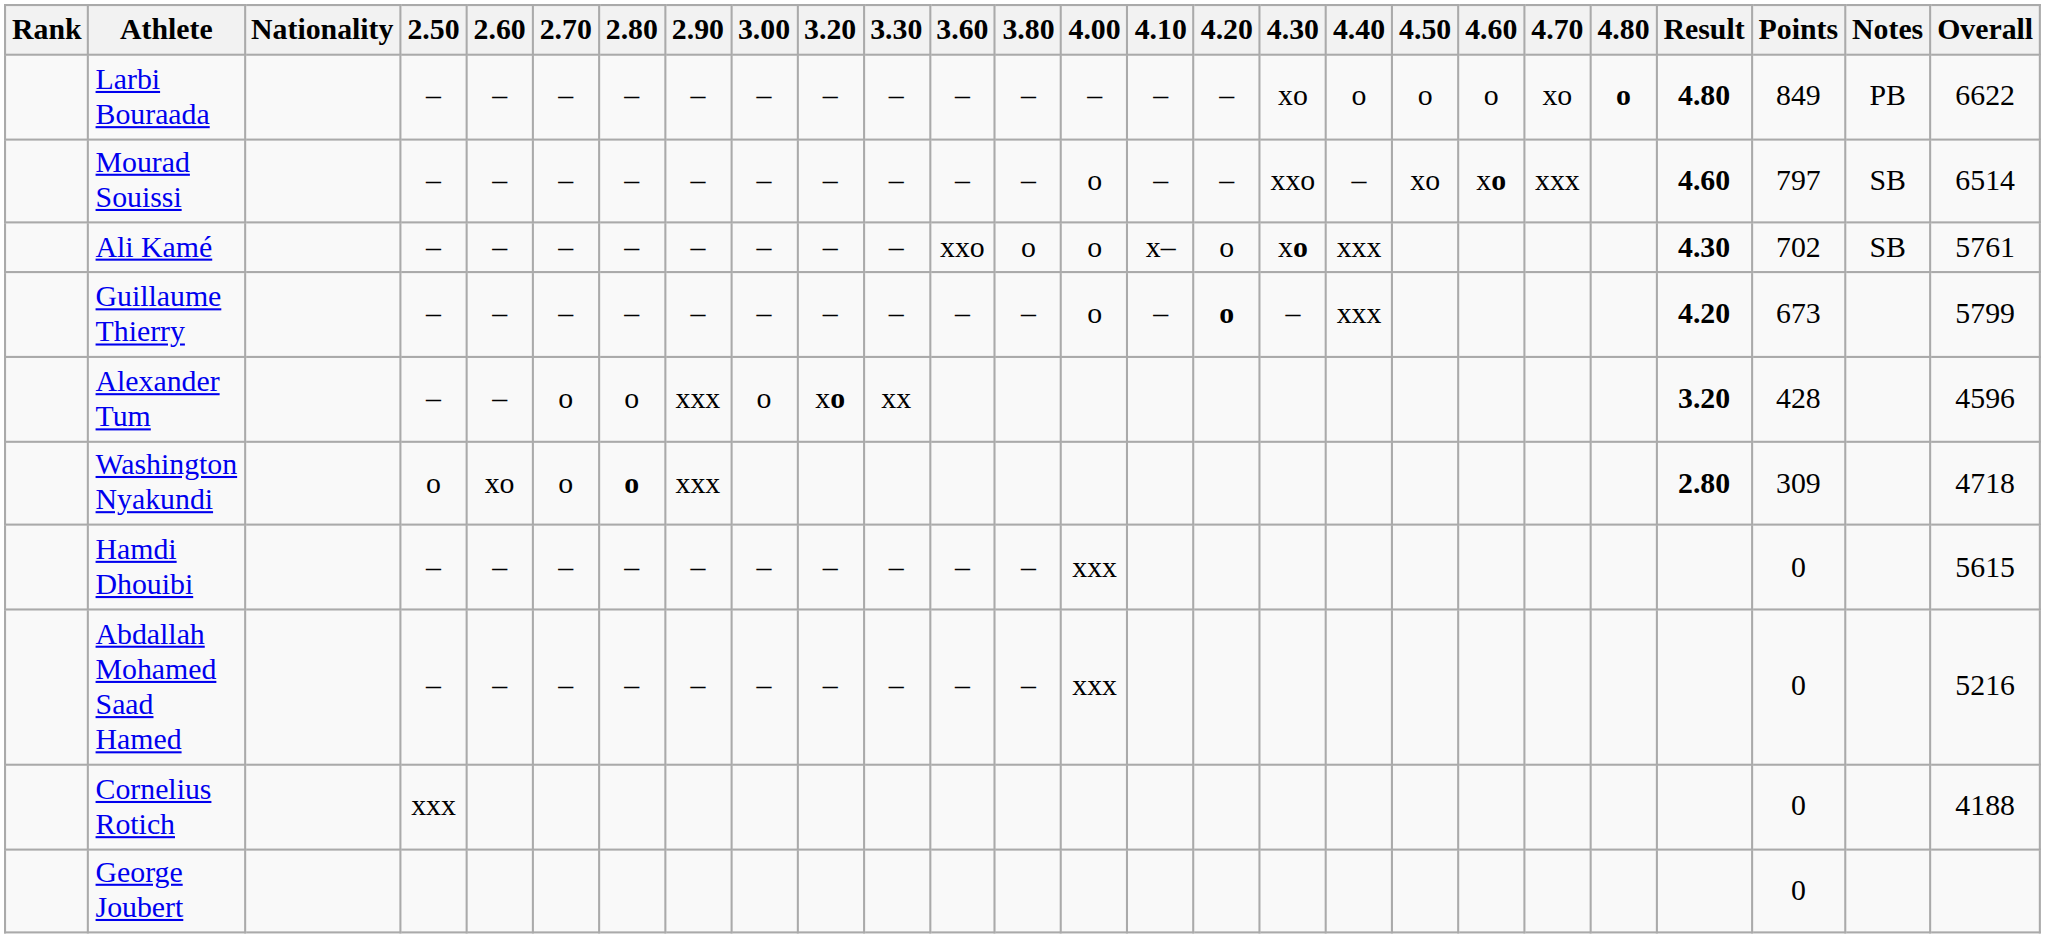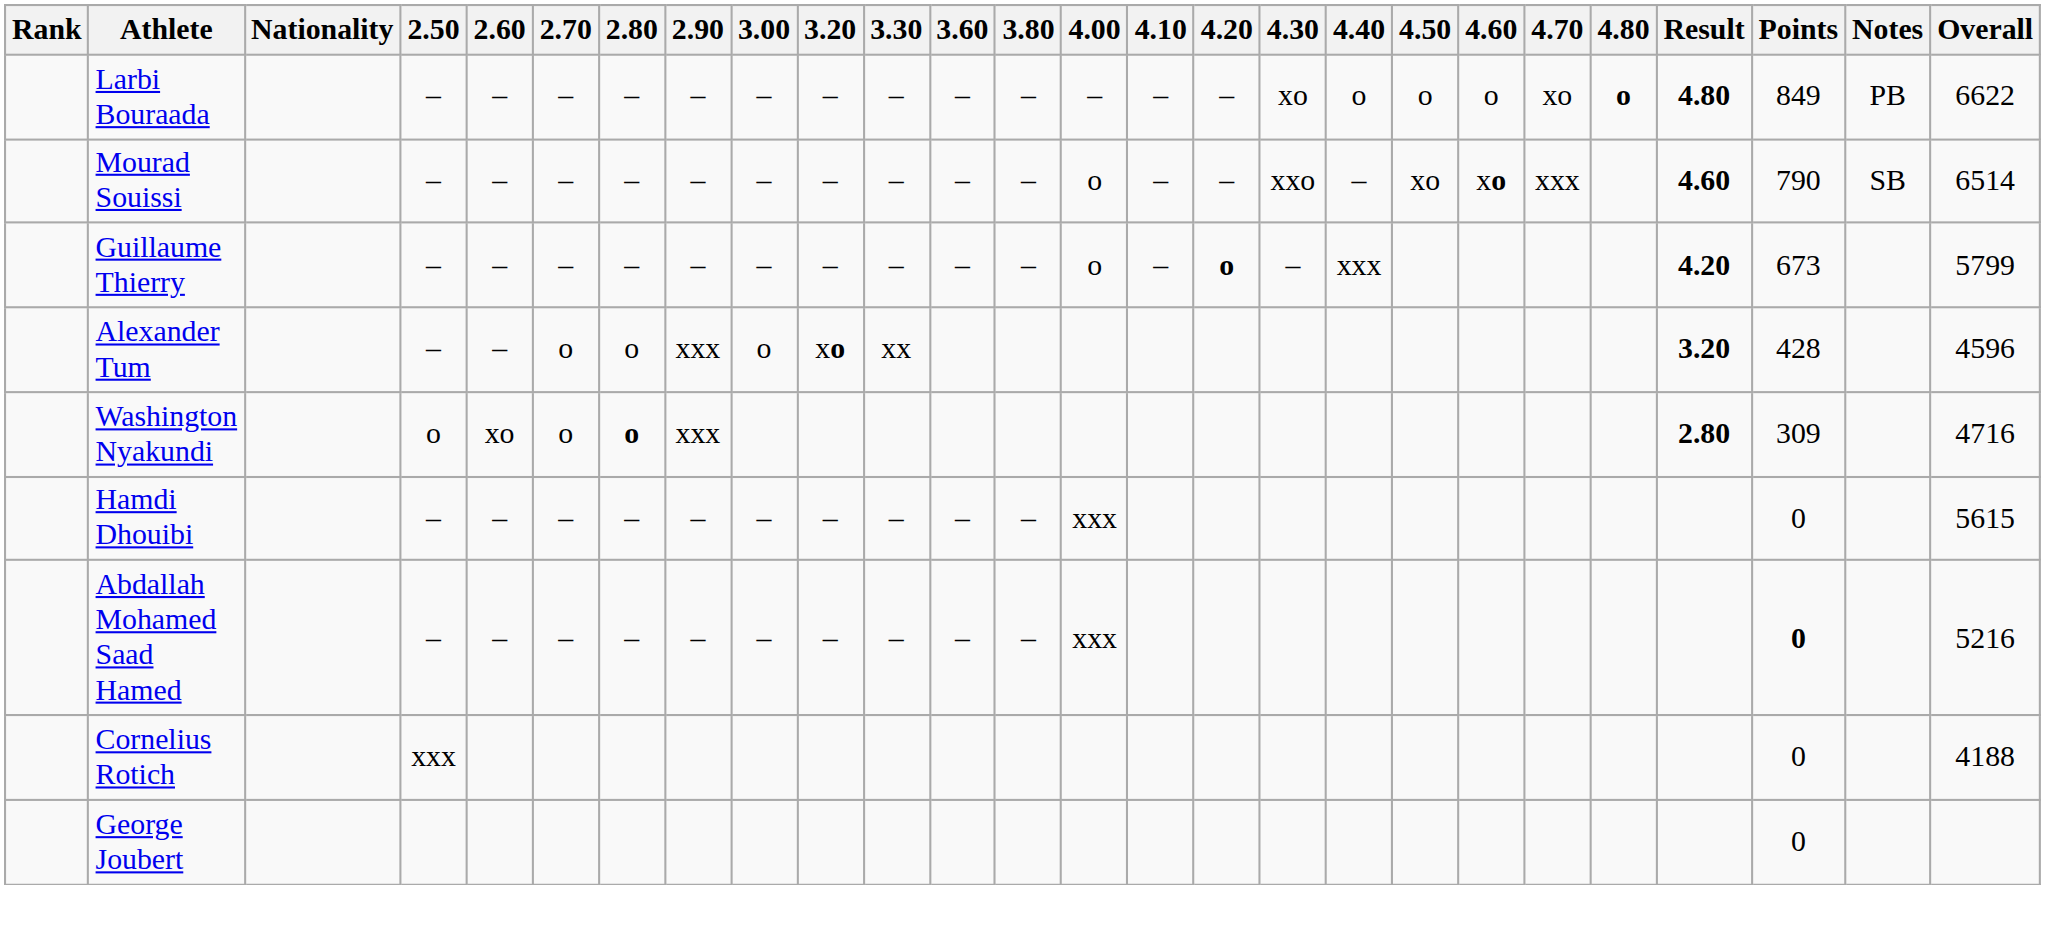(1798, 180) 797 -> (1798, 180) 790
- row: (154, 247)
(1985, 482) 4718 -> (1985, 433) 4716
(1798, 686) normal -> (1798, 637) bold
